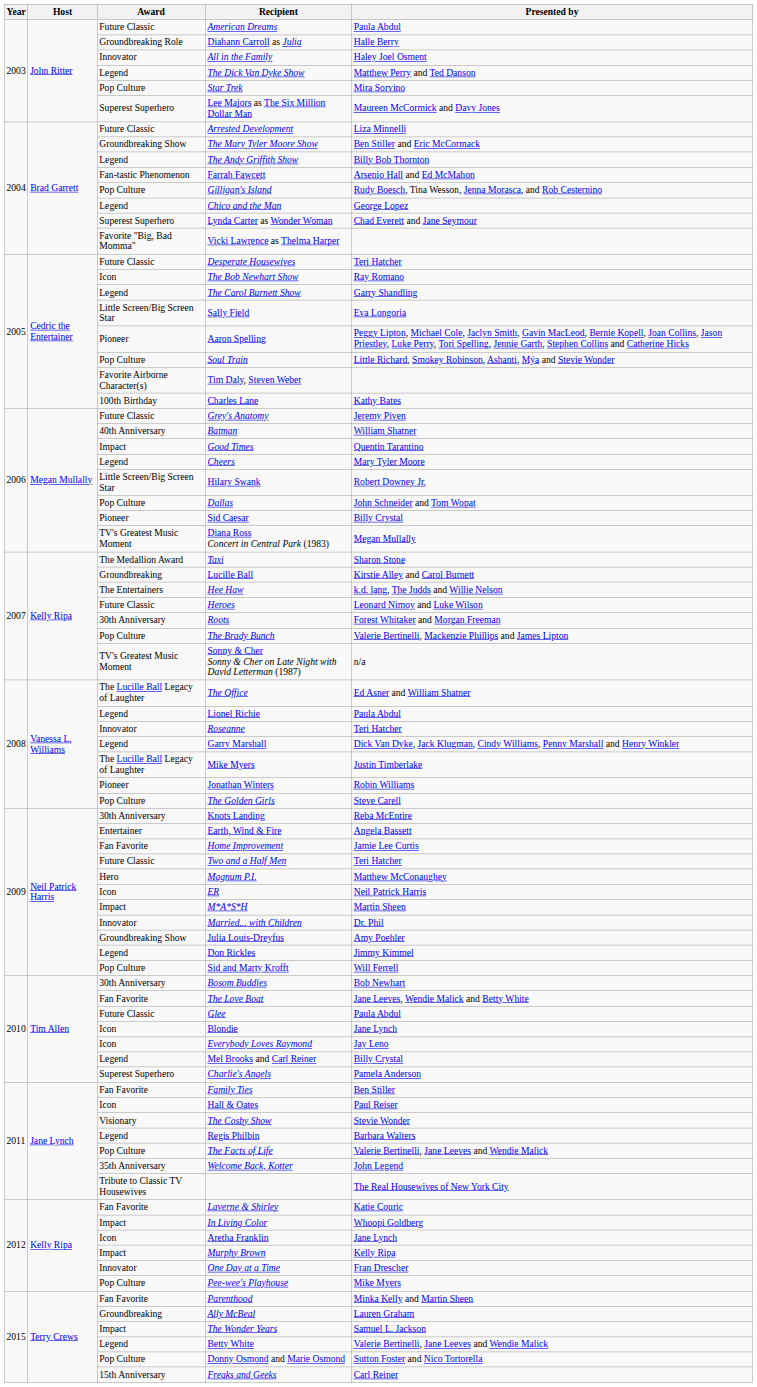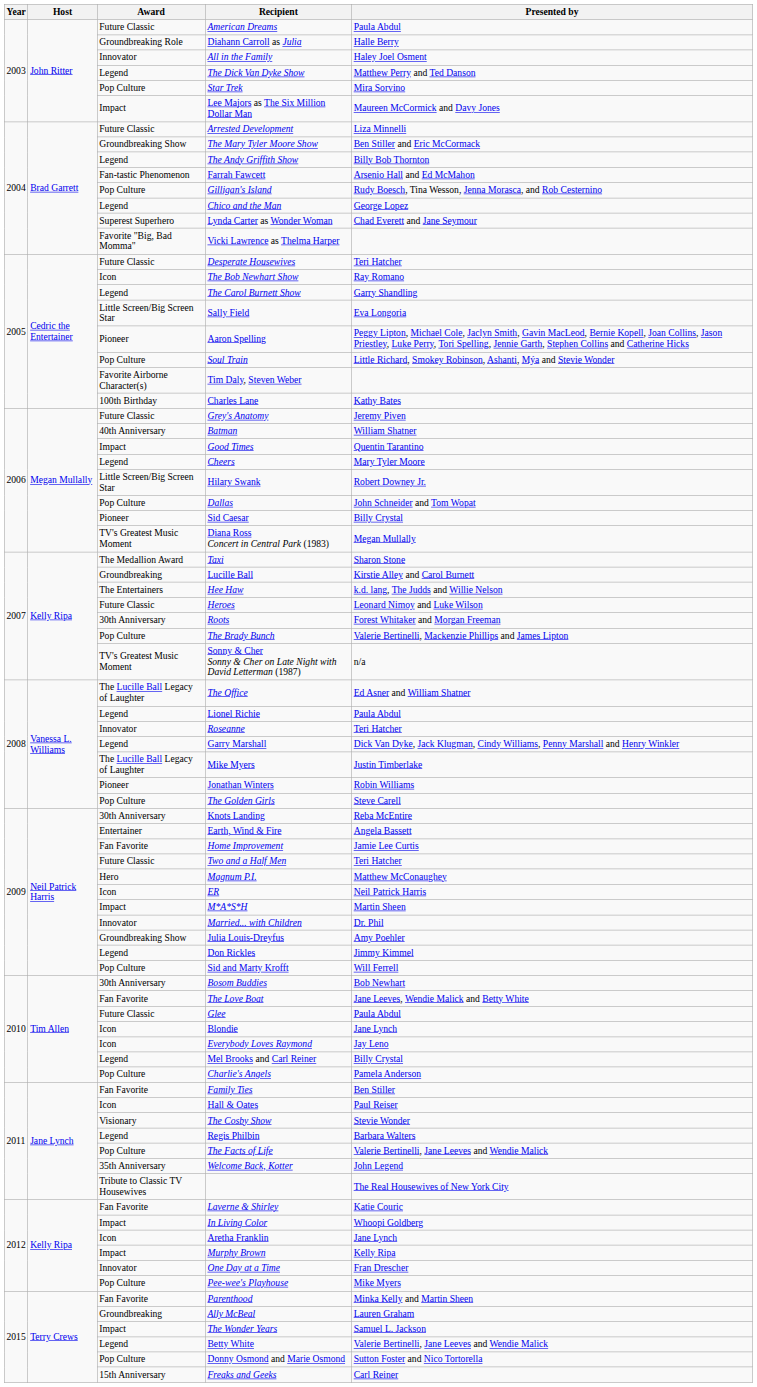(137, 108) Superest Superhero -> (113, 108) Impact
(137, 1074) Superest Superhero -> (122, 1074) Pop Culture
